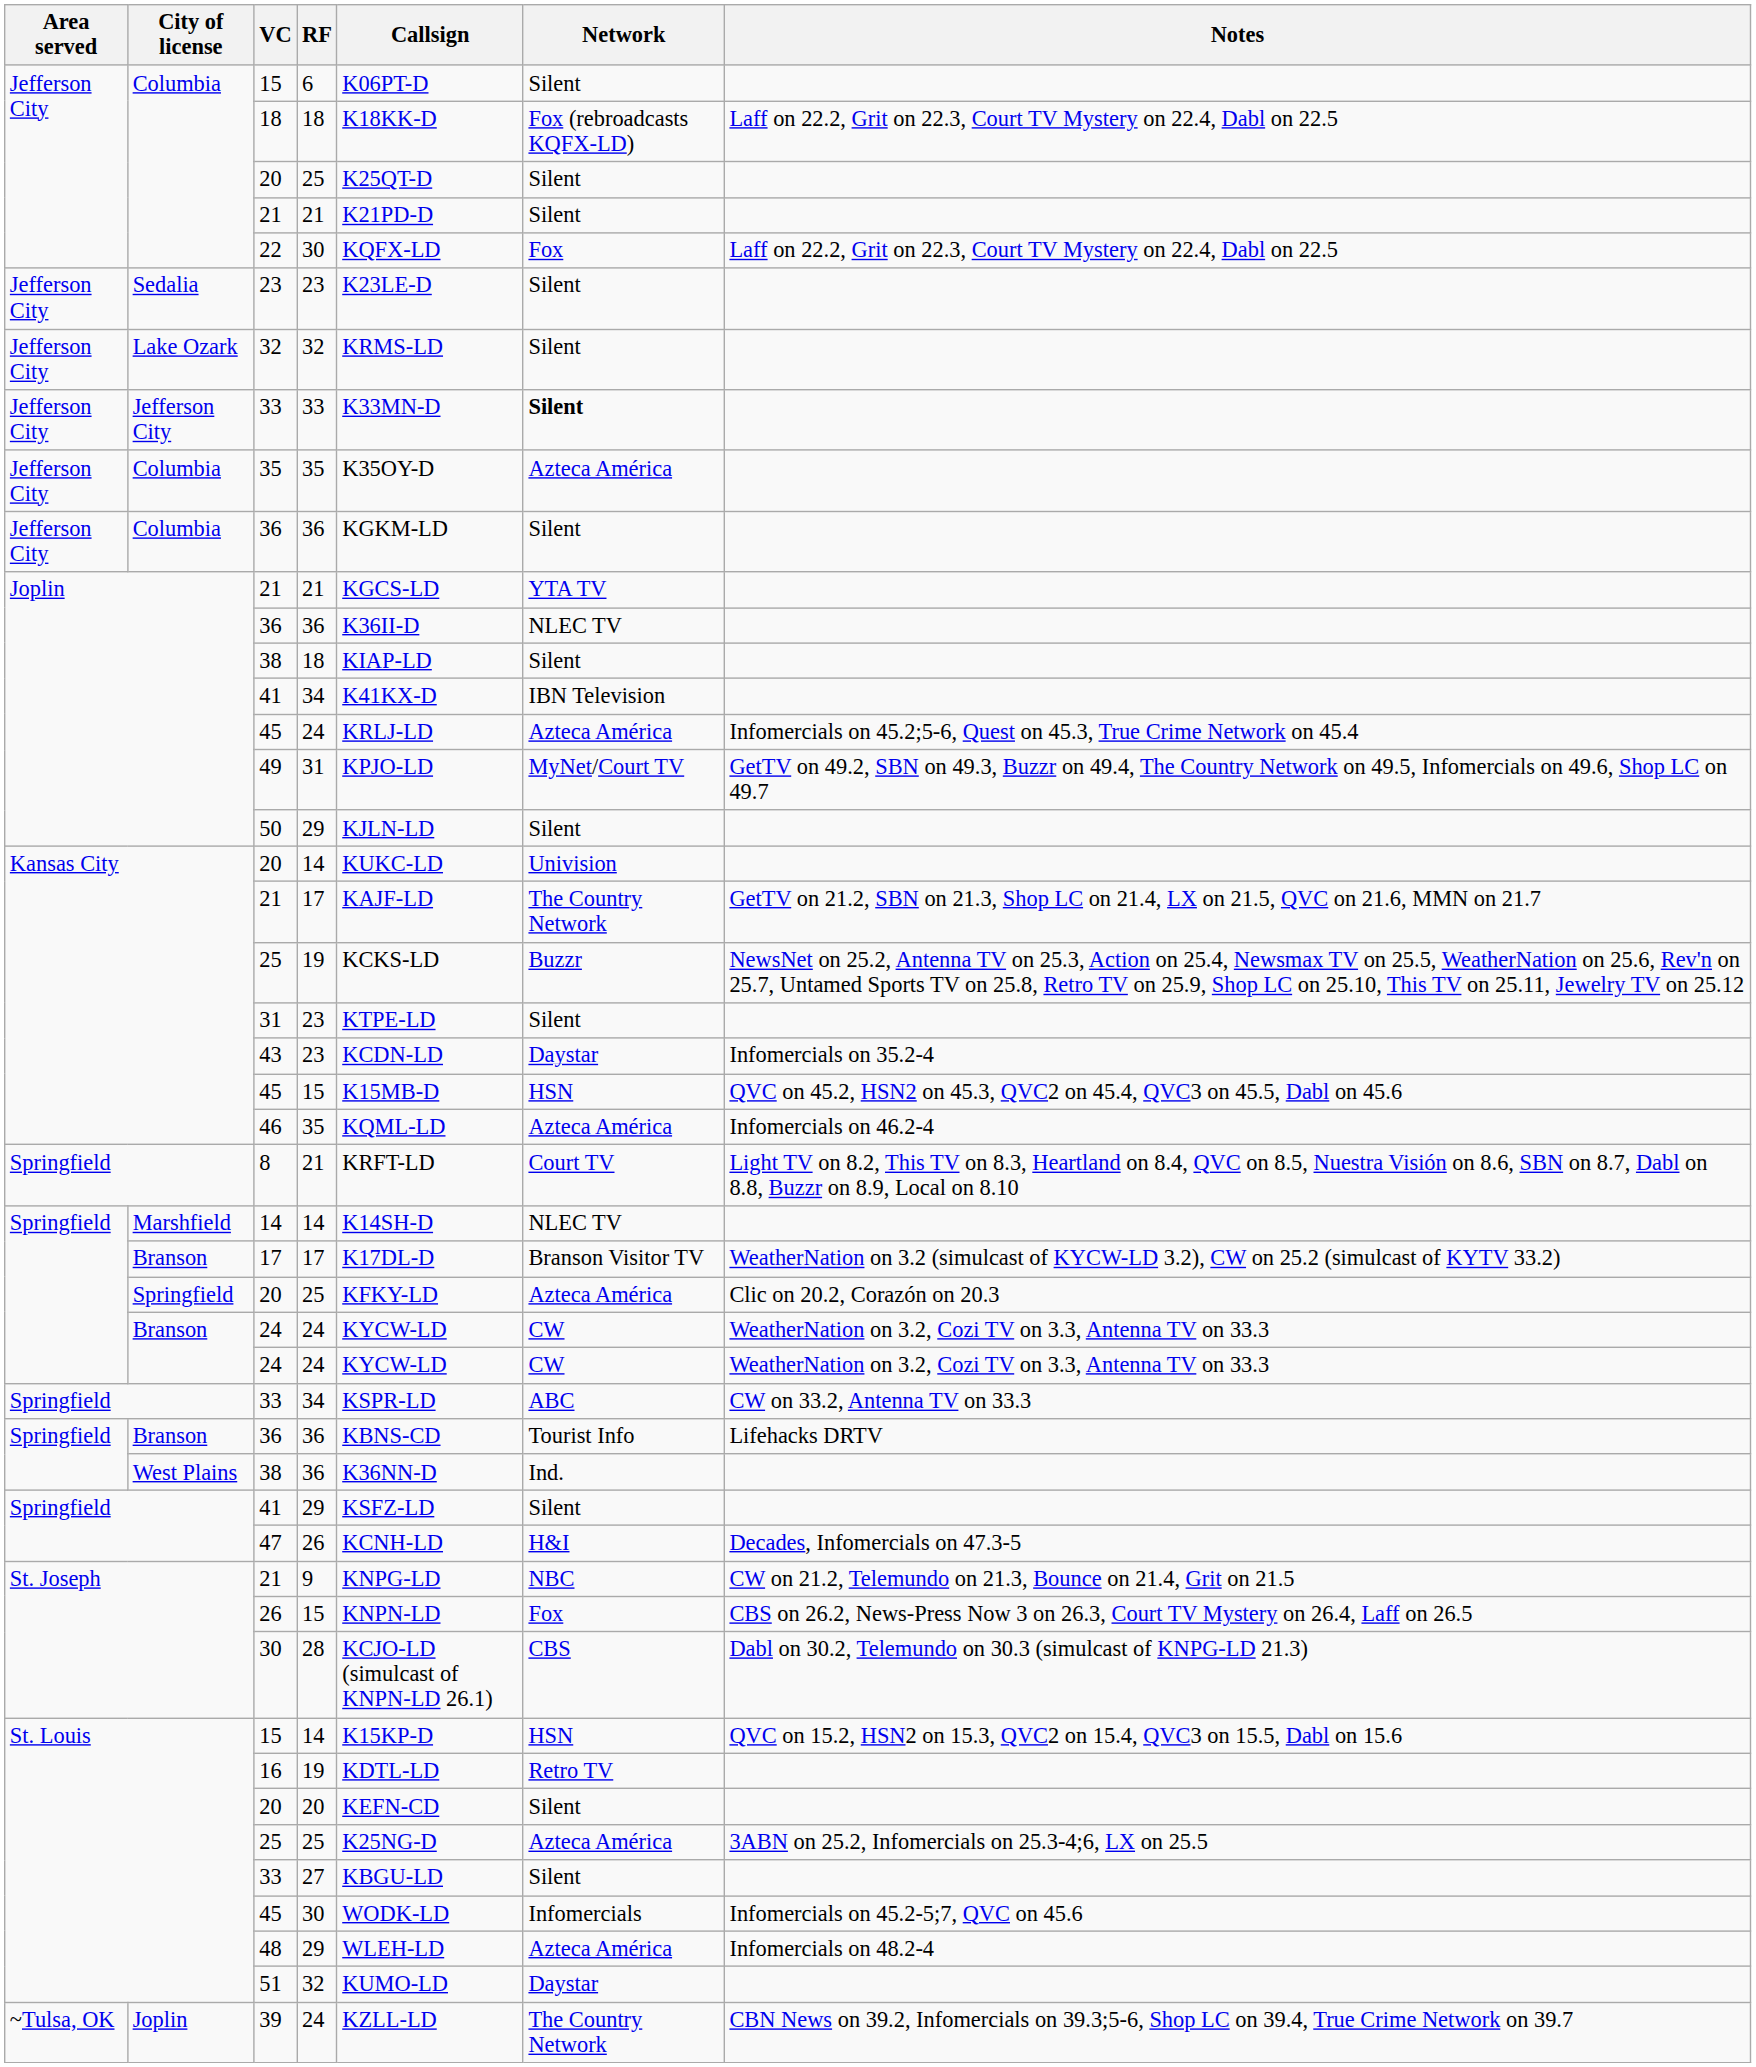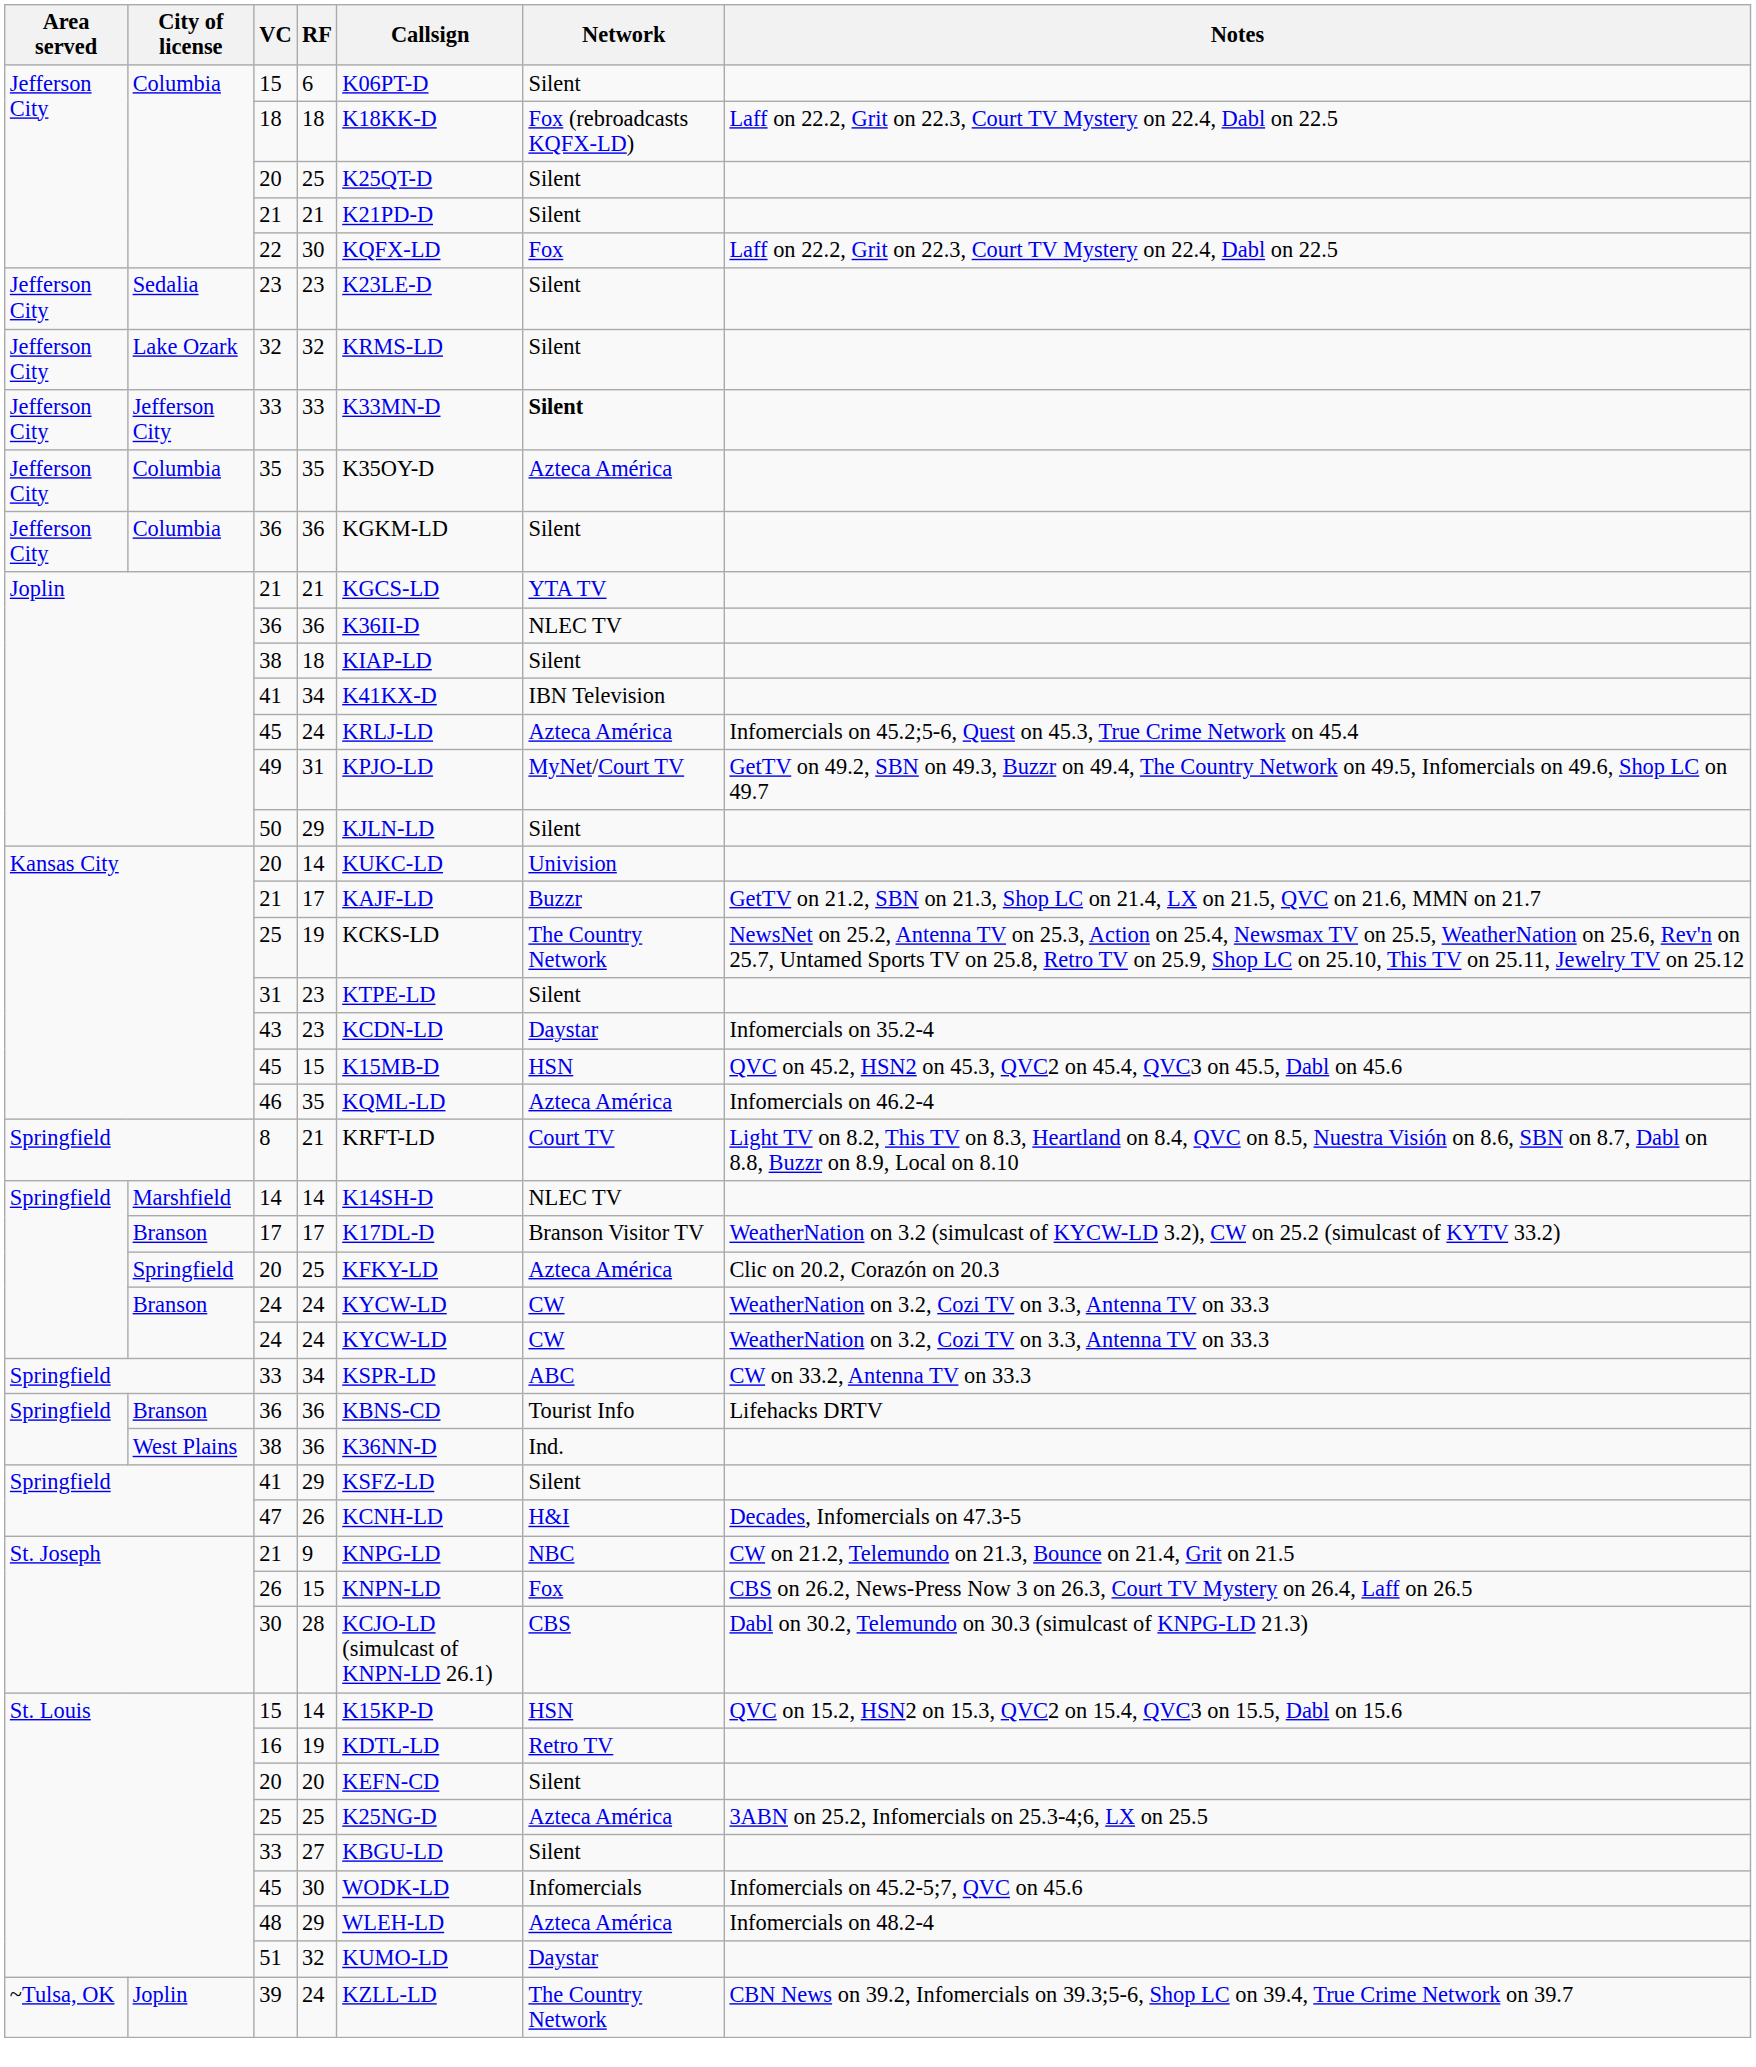(585, 911) The Country Network -> (555, 898) Buzzr
(555, 959) Buzzr -> (585, 946) The Country Network
